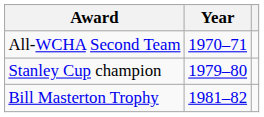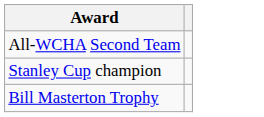- column: (218, 17)
